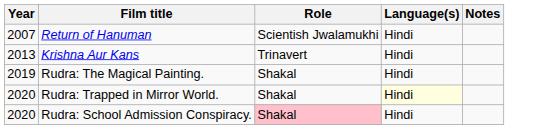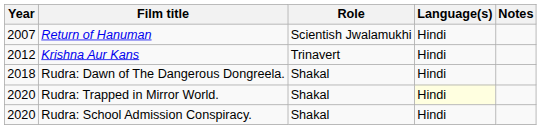(21, 54) 2013 -> (21, 54) 2012
+ row: (163, 74)
- row: (123, 74)
(277, 114) pink background -> (310, 114) no background
